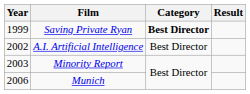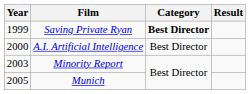(18, 47) 2002 -> (18, 47) 2000
(18, 81) 2006 -> (18, 81) 2005
